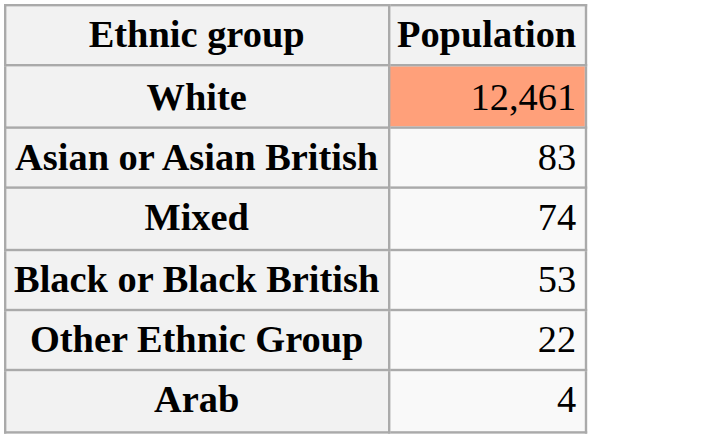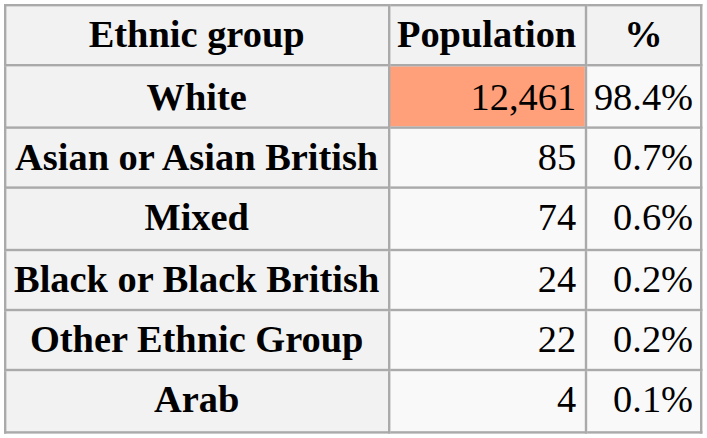+ column: (643, 34)
(557, 156) 83 -> (557, 156) 85
(557, 278) 53 -> (557, 278) 24
